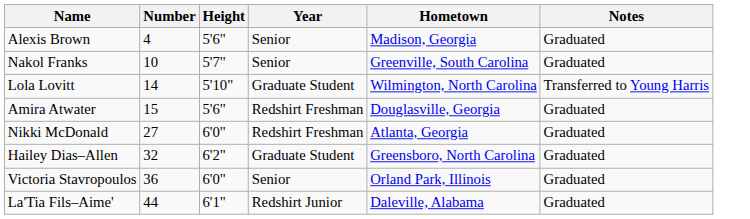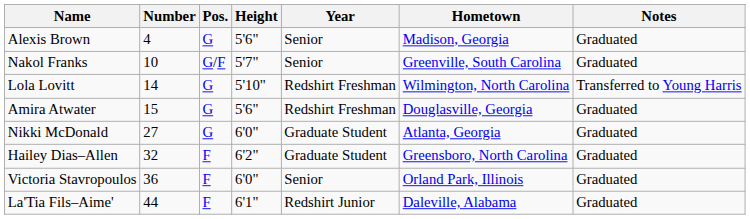+ column: (215, 16)
(303, 86) Graduate Student -> (340, 86) Redshirt Freshman
(308, 132) Redshirt Freshman -> (336, 132) Graduate Student
